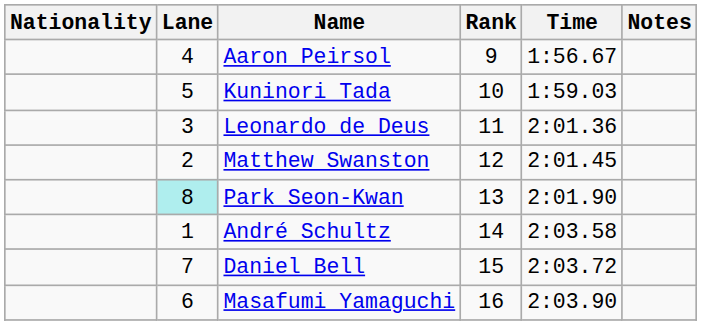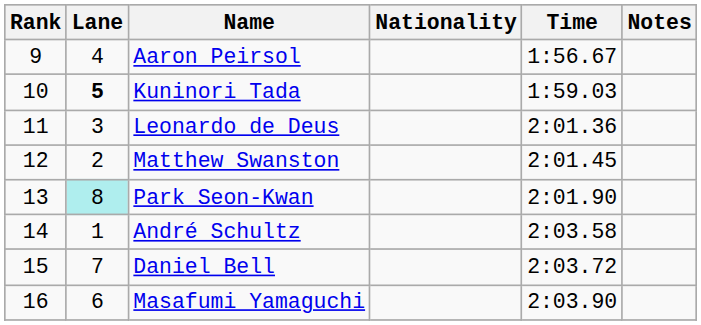columns swapped: (491, 22) <-> (81, 22)
(188, 92) normal -> (97, 92) bold
